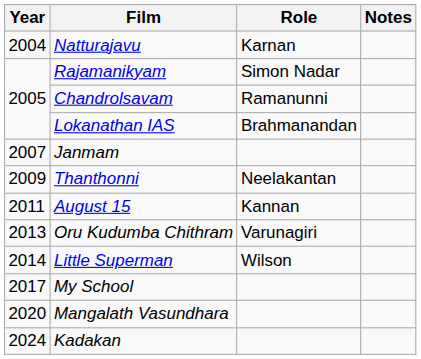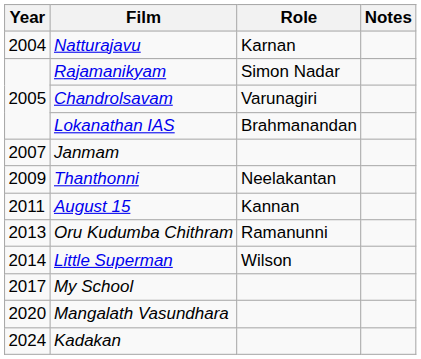(284, 98) Ramanunni -> (279, 98) Varunagiri
(279, 233) Varunagiri -> (284, 233) Ramanunni
